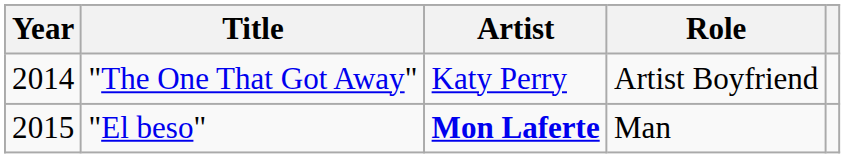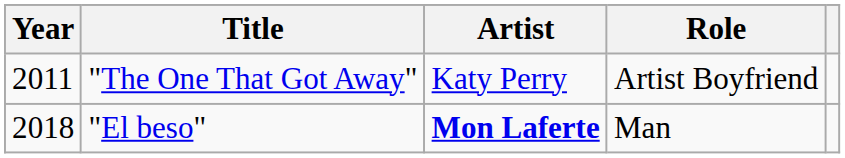(43, 78) 2014 -> (43, 78) 2011
(43, 127) 2015 -> (43, 127) 2018
